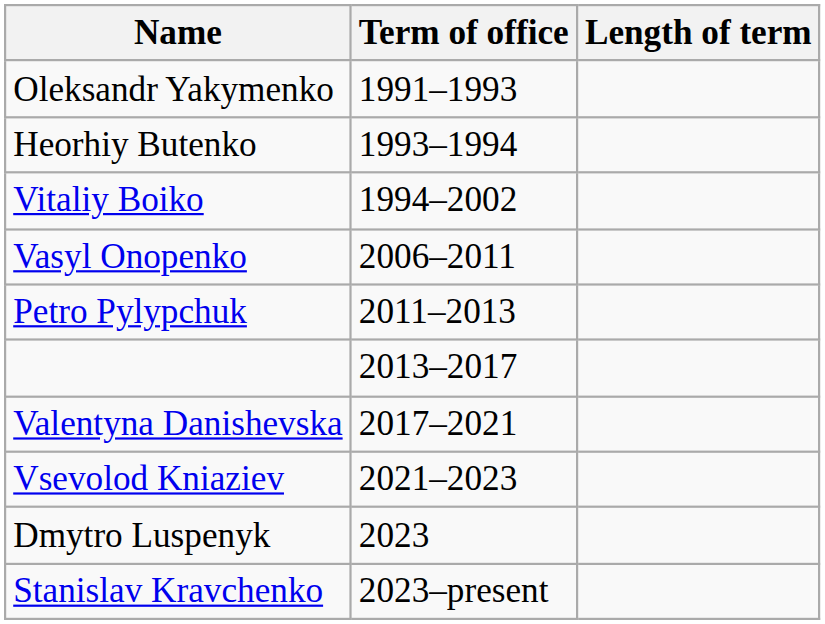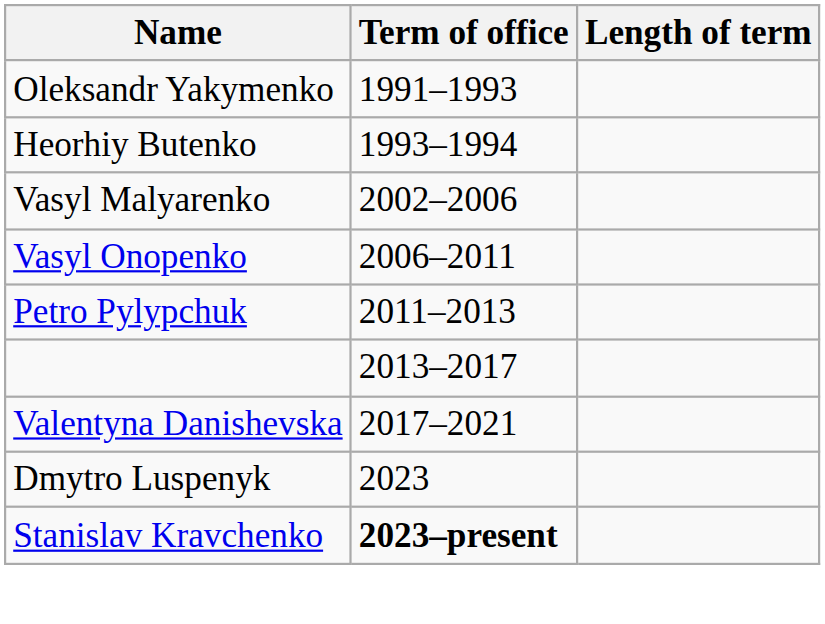- row: (108, 199)
+ row: (142, 199)
- row: (149, 479)
(454, 590) normal -> (458, 534) bold
